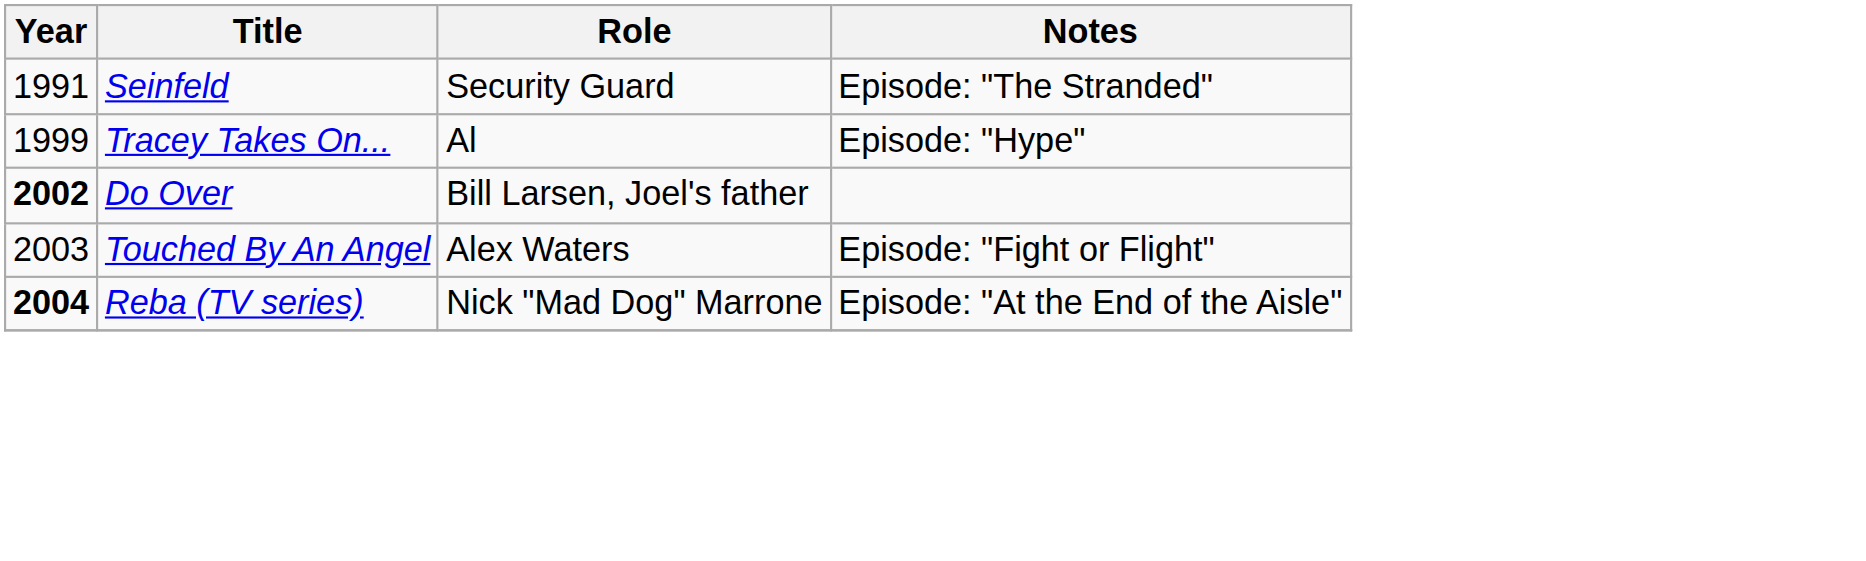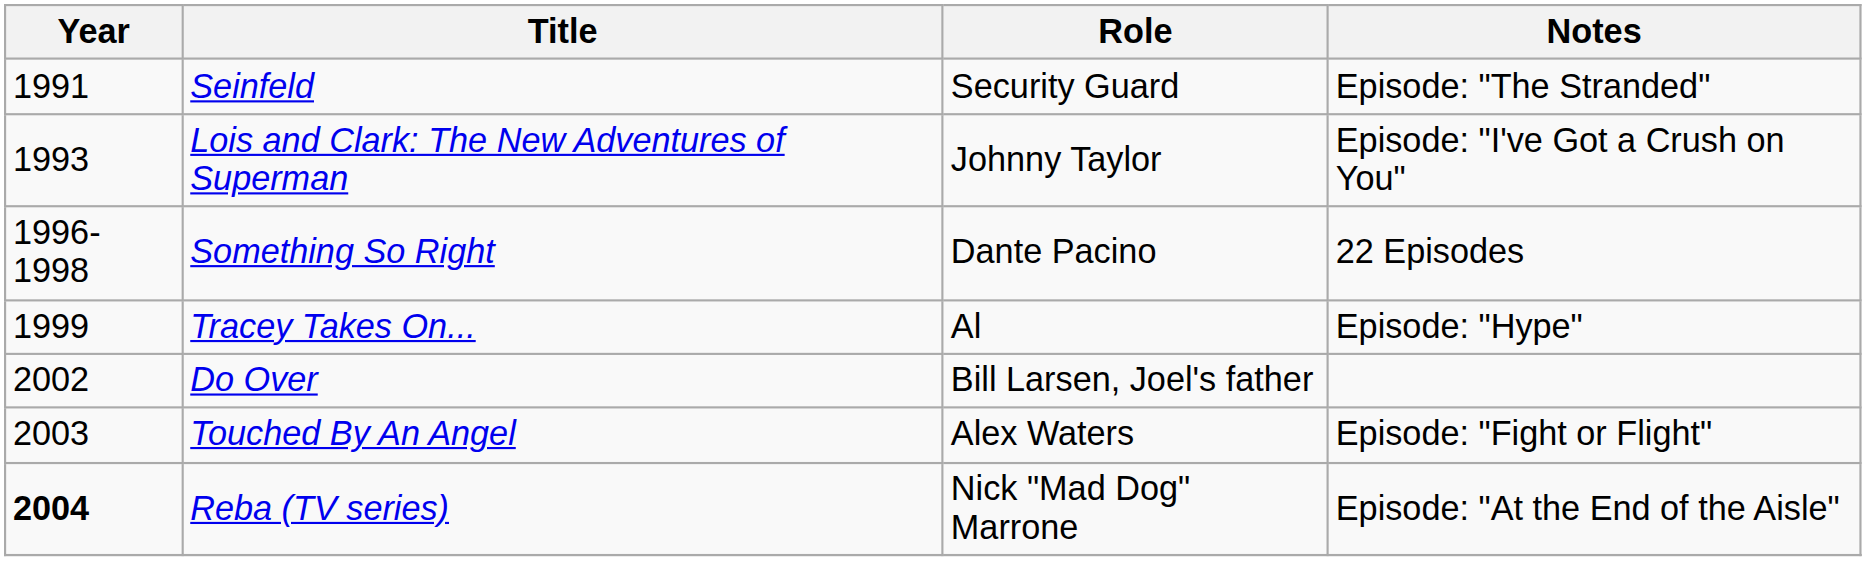+ row: (487, 159)
+ row: (343, 252)
(51, 194) bold -> (51, 380) normal
